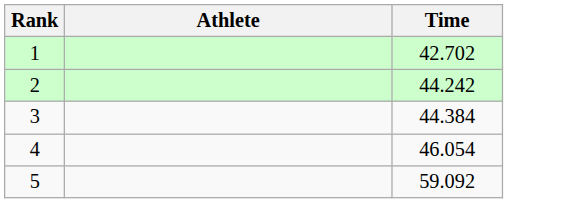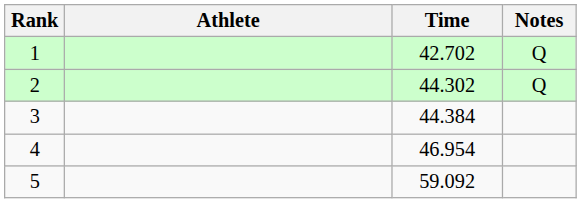+ column: (539, 20)
(447, 85) 44.242 -> (447, 85) 44.302
(447, 149) 46.054 -> (447, 149) 46.954
